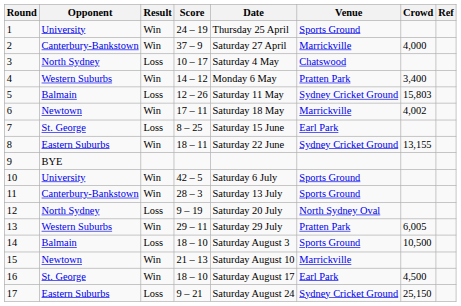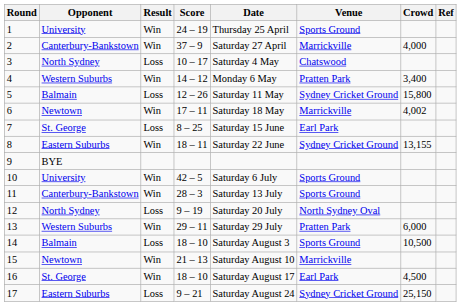(417, 95) 15,803 -> (417, 95) 15,800
(415, 227) 6,005 -> (415, 227) 6,000
